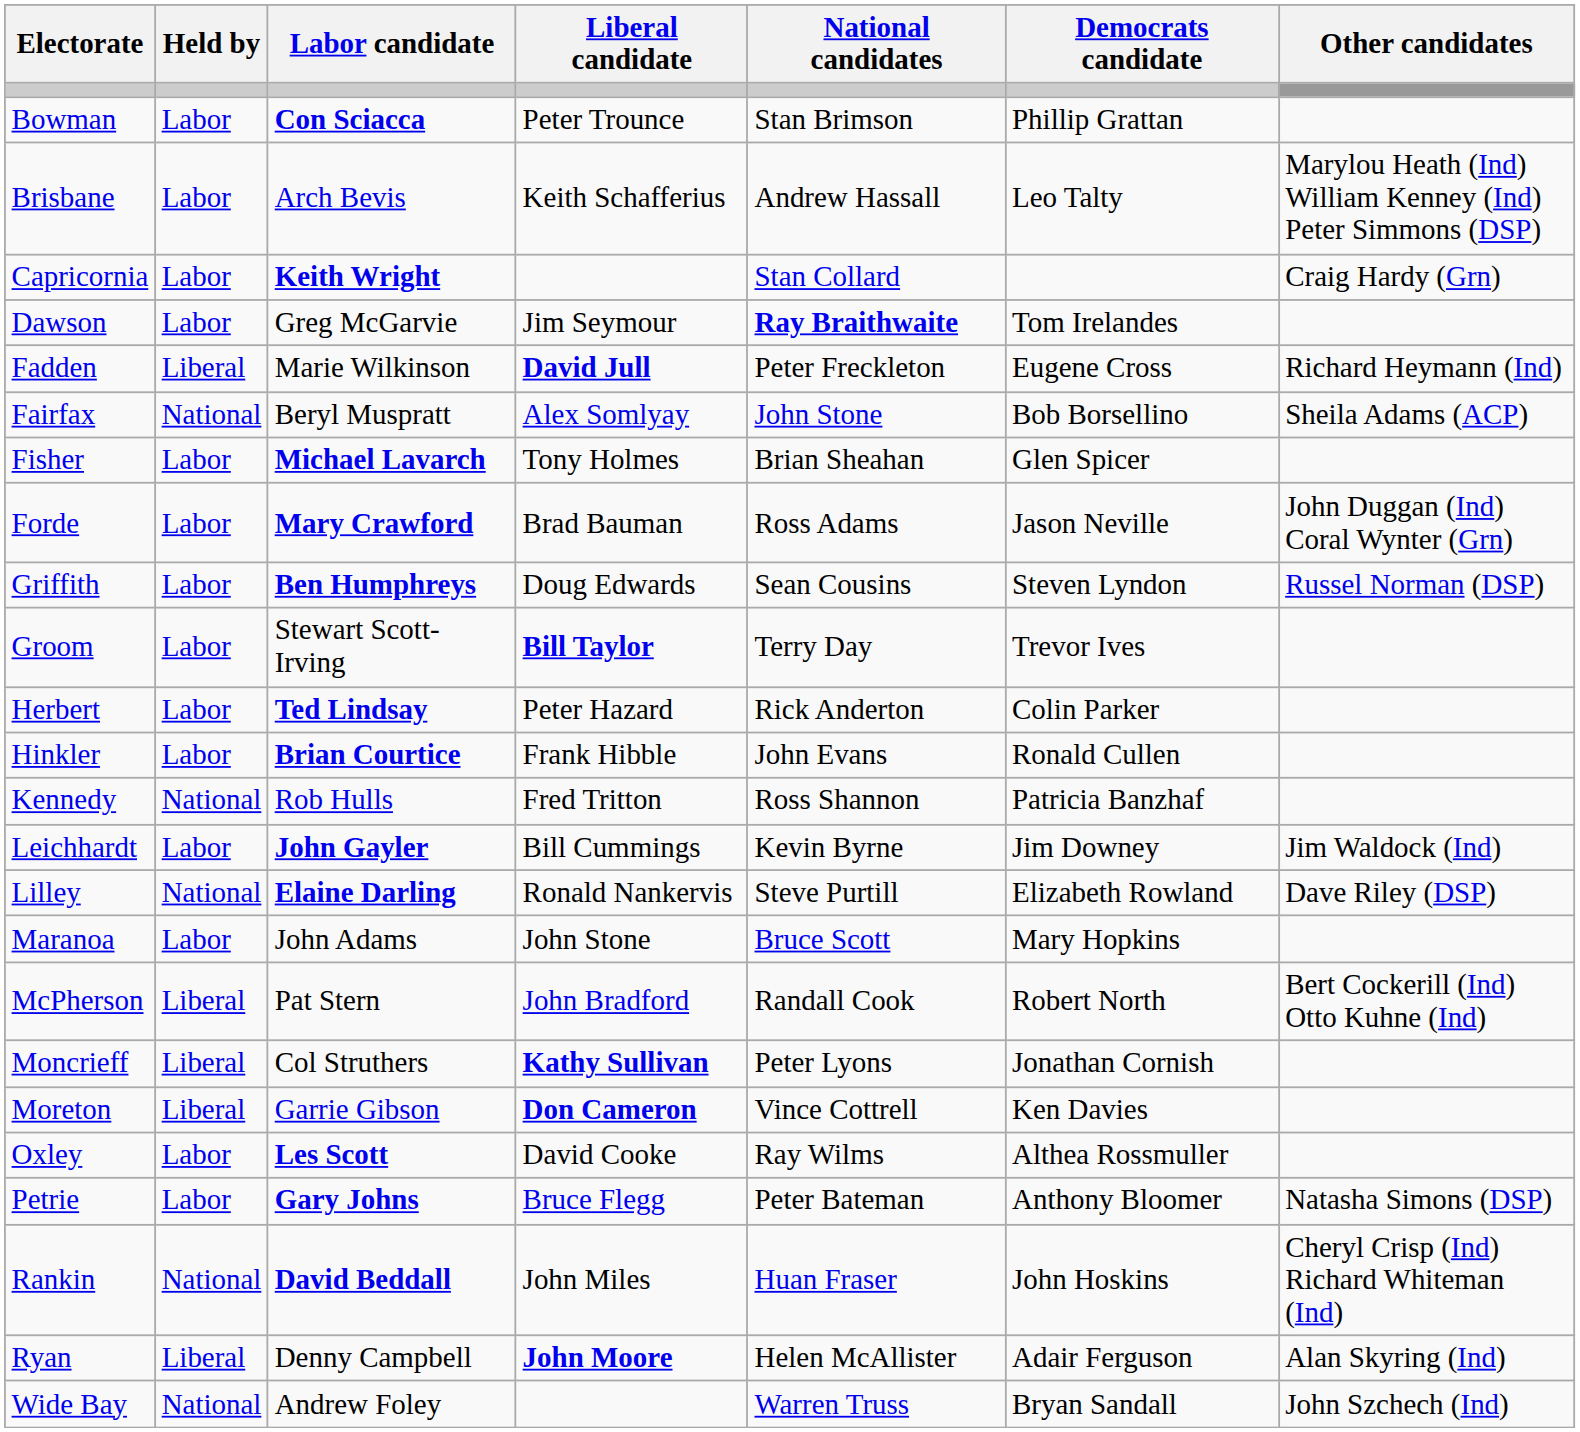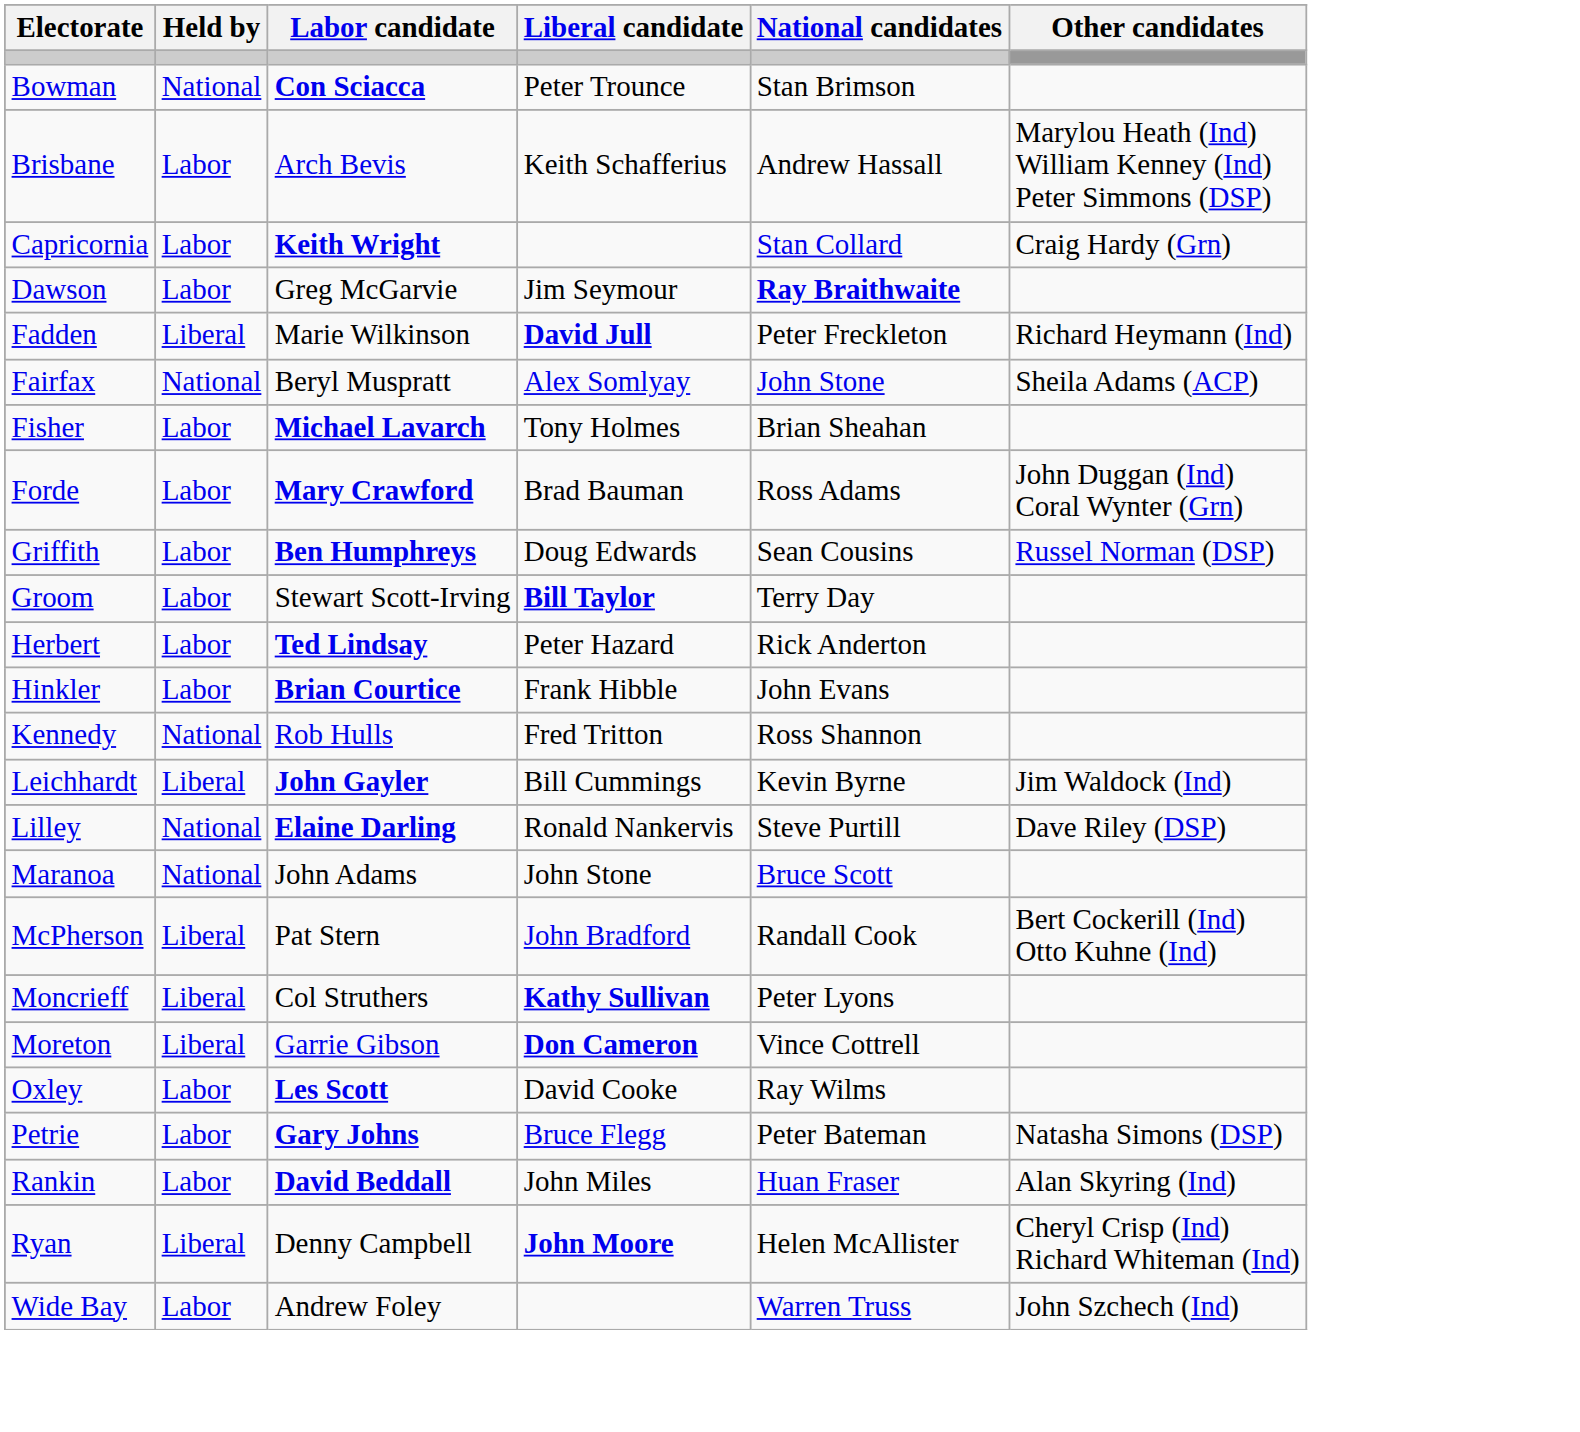- column: (1142, 43)
(196, 119) Labor -> (211, 86) National
(196, 846) Labor -> (203, 781) Liberal
(196, 938) Labor -> (211, 873) National
(211, 1279) National -> (196, 1181) Labor
(1395, 1279) Cheryl Crisp (Ind) Richard Whiteman (Ind) -> (1126, 1181) Alan Skyring (Ind)
(1395, 1357) Alan Skyring (Ind) -> (1158, 1243) Cheryl Crisp (Ind) Richard Whiteman (Ind)
(211, 1403) National -> (196, 1306) Labor
